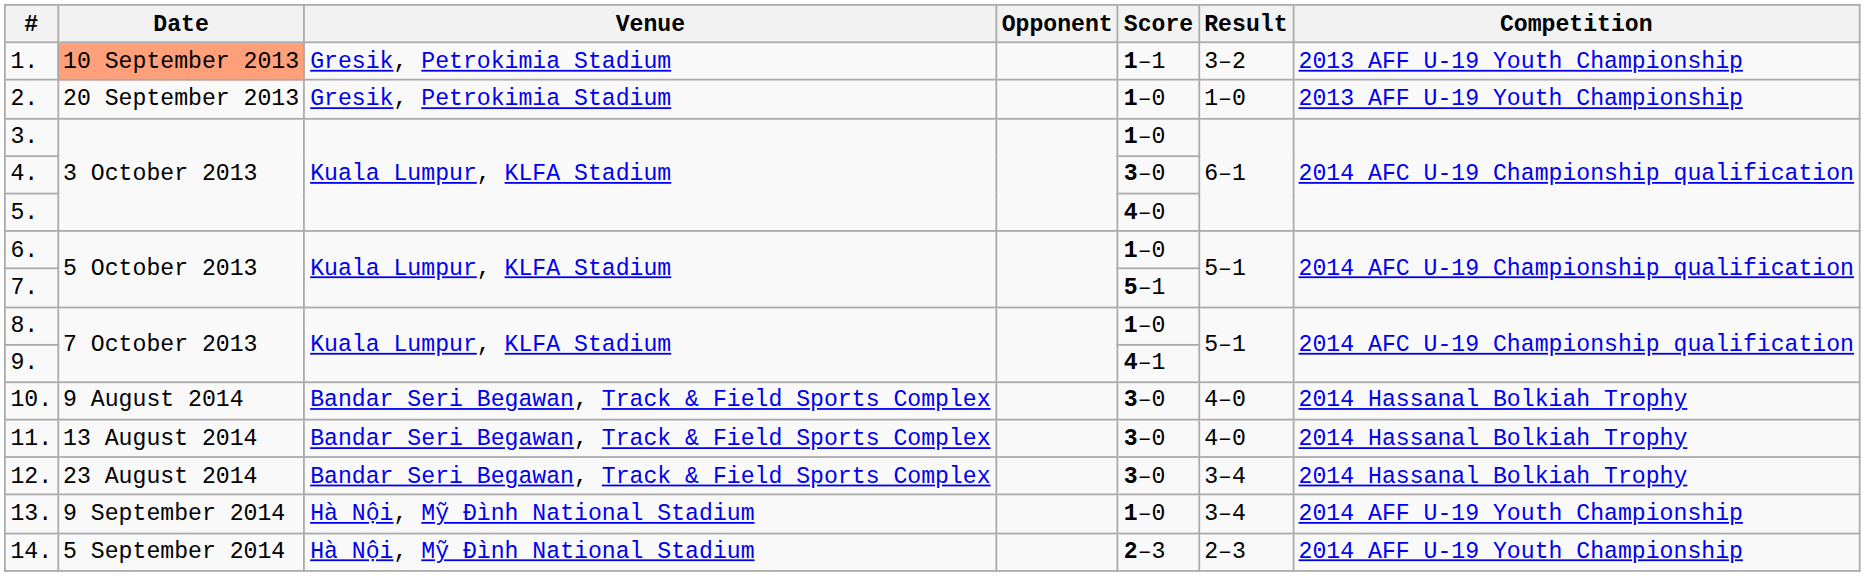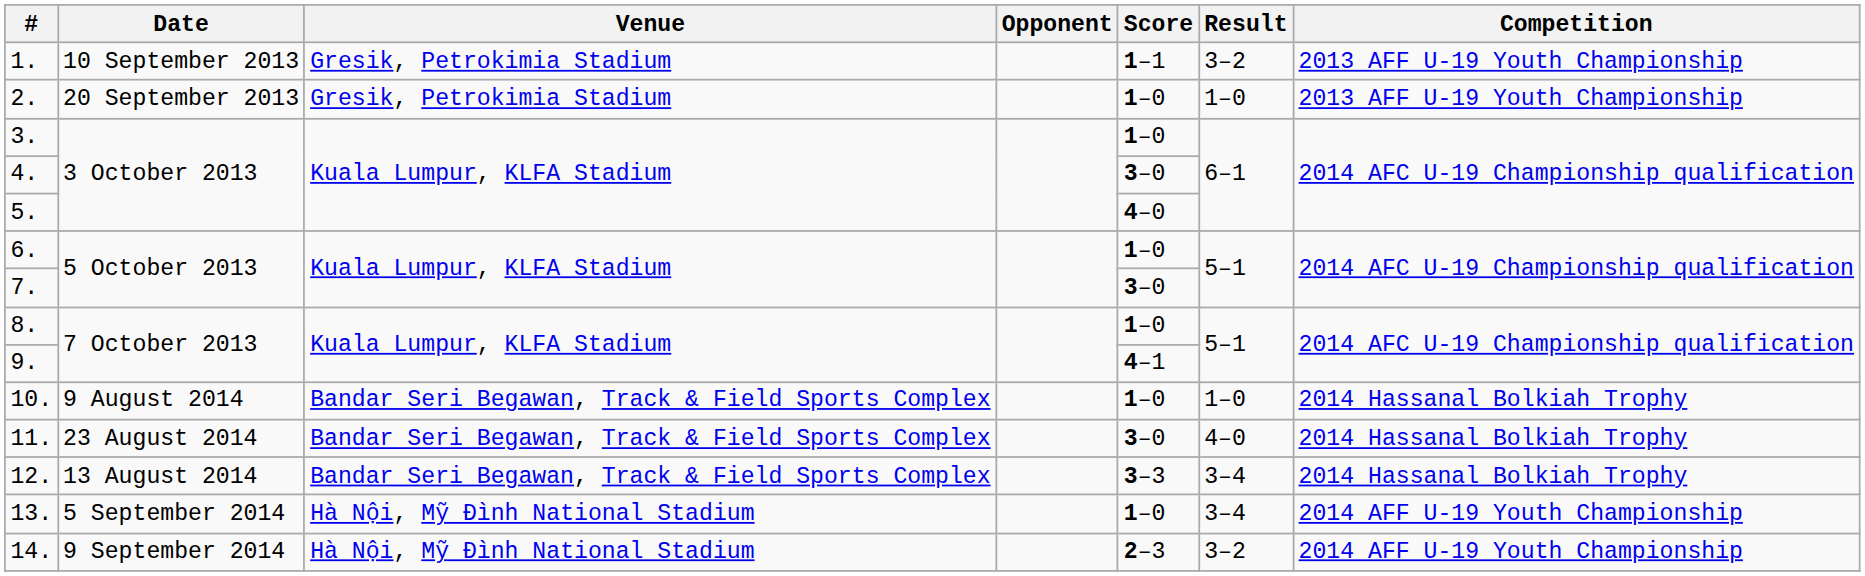(181, 61) lightsalmon background -> (181, 61) no background
(1145, 288) 5–1 -> (1145, 288) 3–0
(1145, 401) 3–0 -> (1145, 401) 1–0
(1225, 401) 4–0 -> (1225, 401) 1–0
(160, 439) 13 August 2014 -> (160, 439) 23 August 2014
(160, 476) 23 August 2014 -> (160, 476) 13 August 2014
(1145, 476) 3–0 -> (1145, 476) 3–3
(174, 514) 9 September 2014 -> (174, 514) 5 September 2014
(174, 552) 5 September 2014 -> (174, 552) 9 September 2014
(1225, 552) 2–3 -> (1225, 552) 3–2
